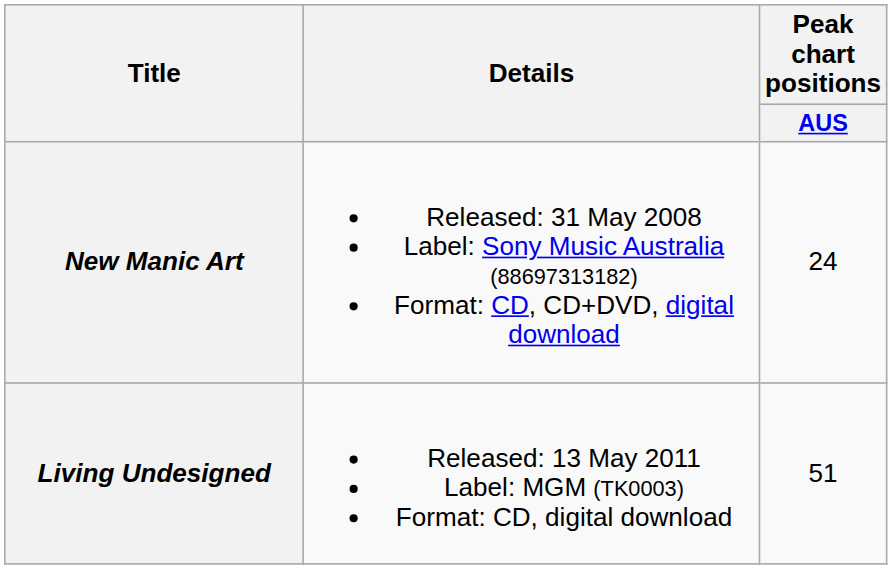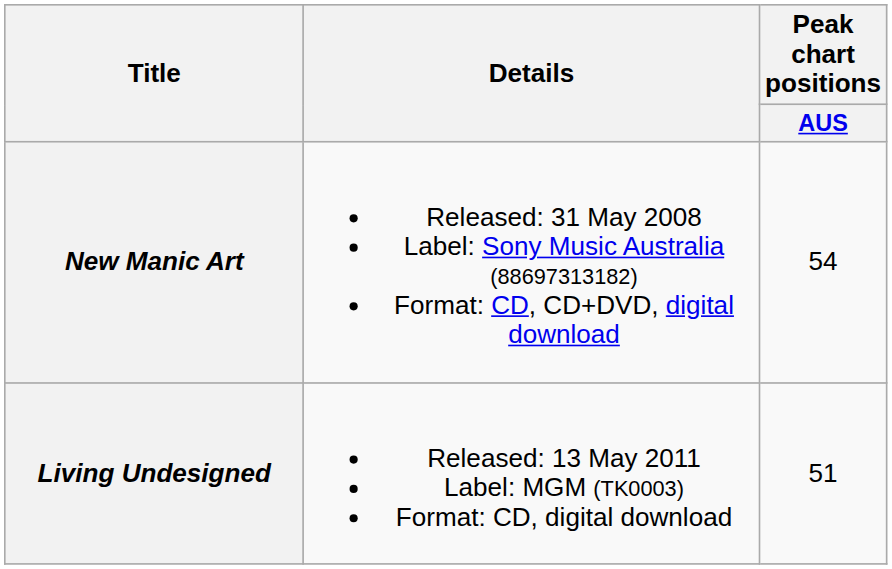(823, 261) 24 -> (823, 261) 54
